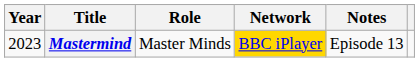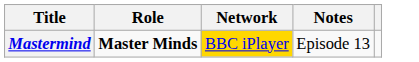- column: (25, 17)
(185, 43) normal -> (148, 43) bold
